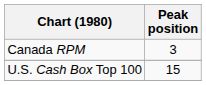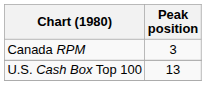(173, 70) 15 -> (173, 70) 13
